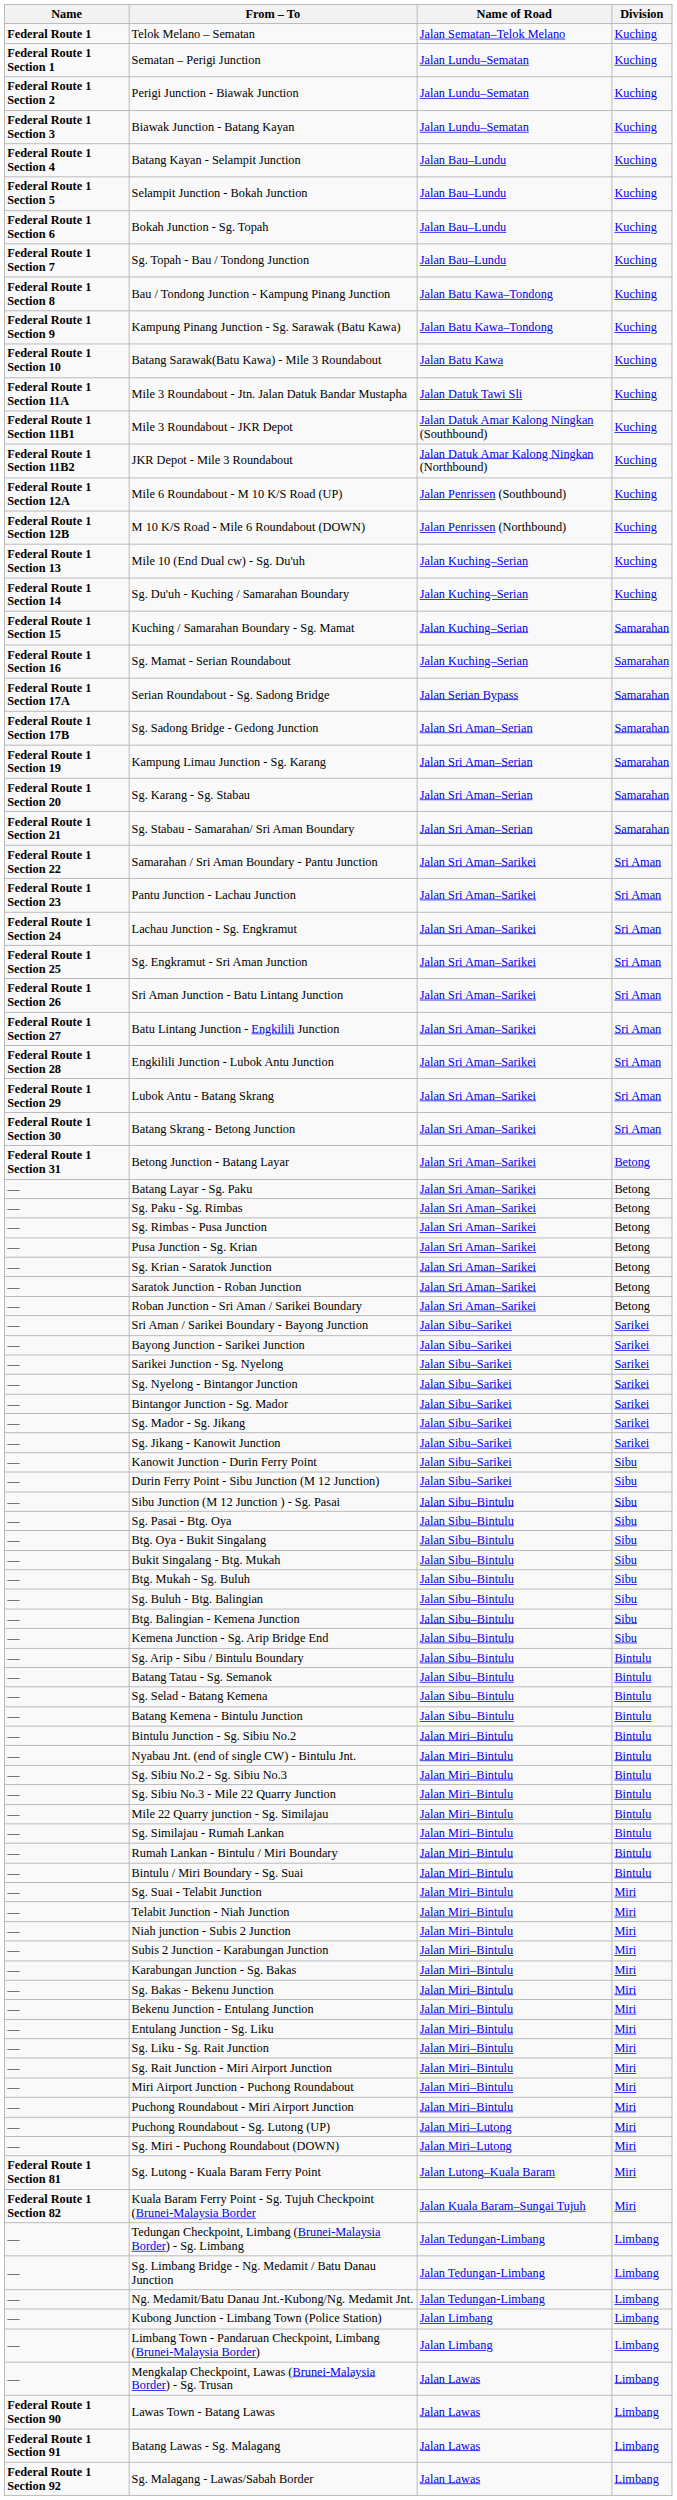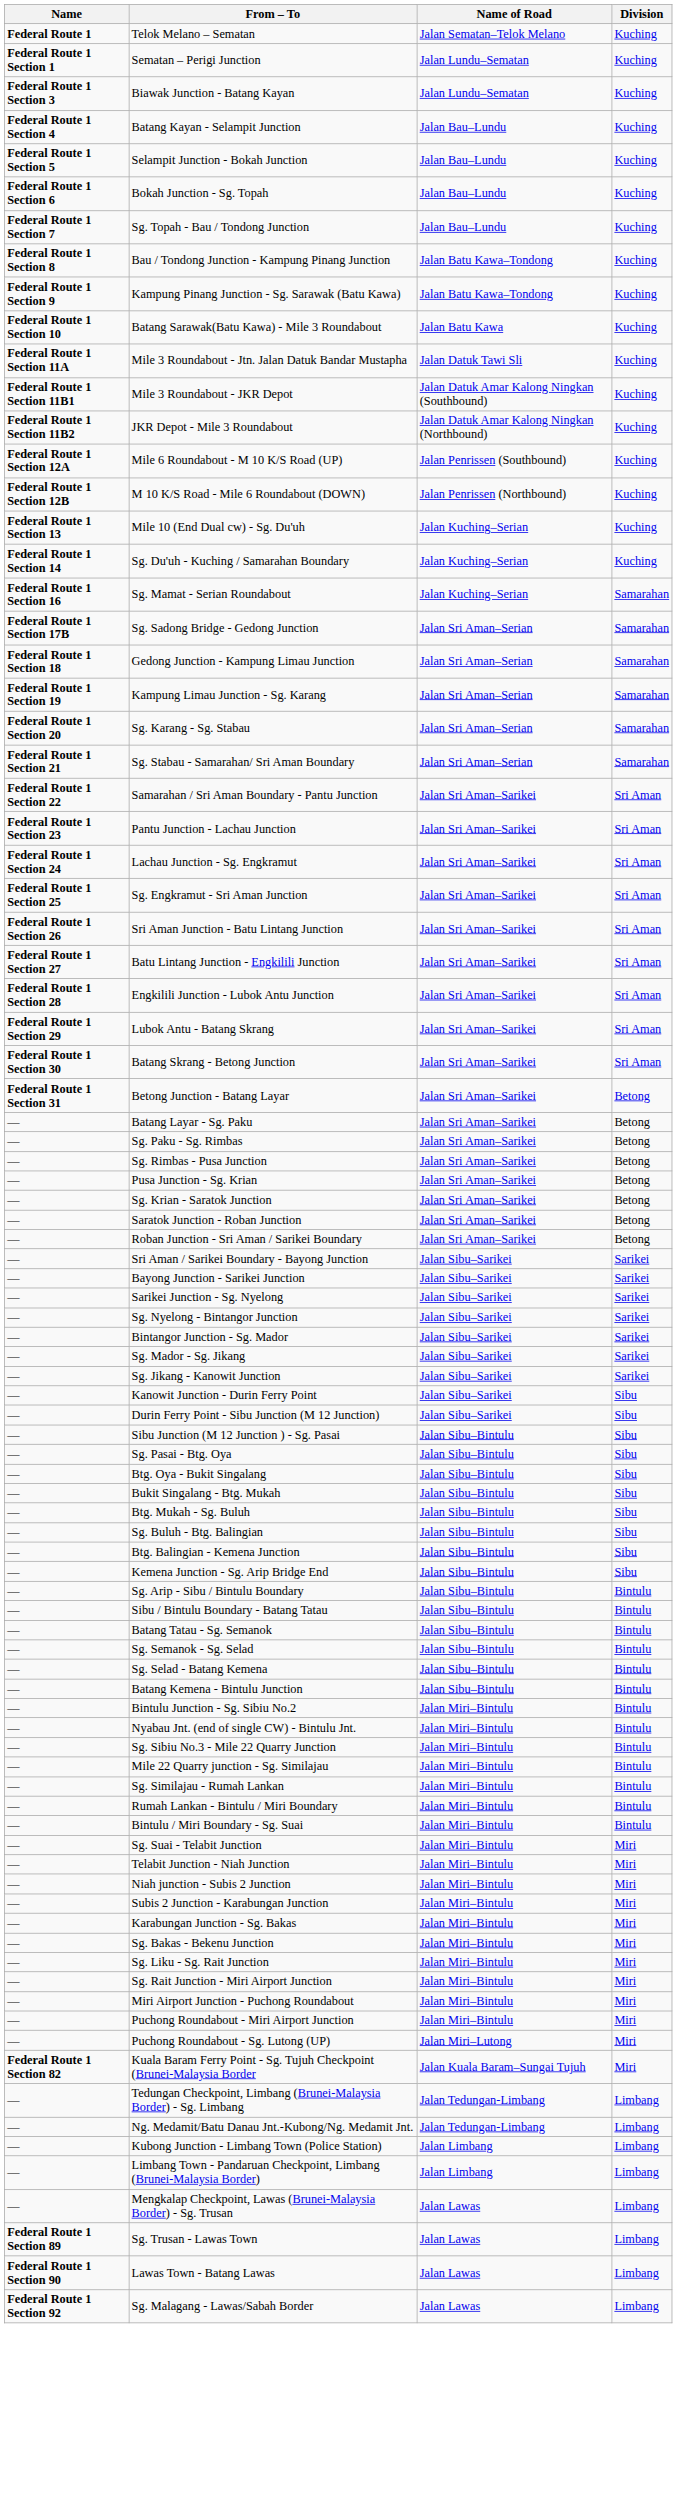- row: (215, 93)
- row: (243, 628)
- row: (231, 694)
+ row: (243, 661)
+ row: (230, 1610)
+ row: (193, 1649)
- row: (209, 1775)
- row: (223, 2009)
- row: (203, 2029)
- row: (235, 2146)
- row: (226, 2172)
- row: (254, 2272)
+ row: (195, 2239)
- row: (206, 2445)
